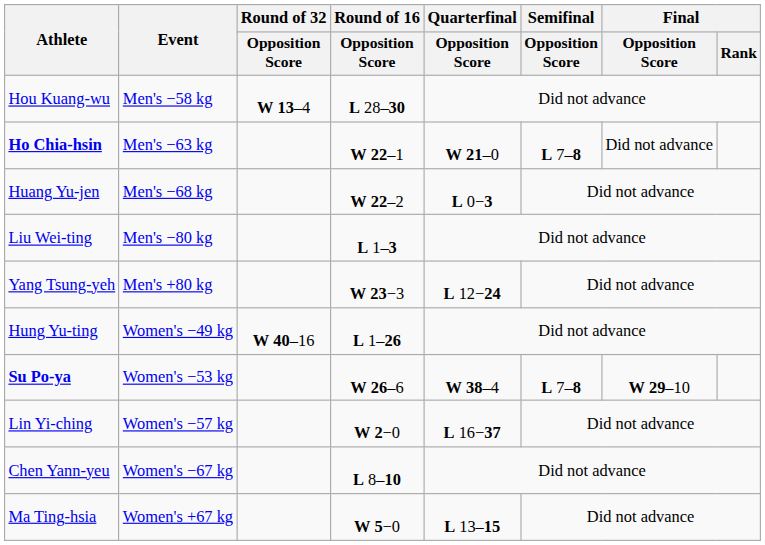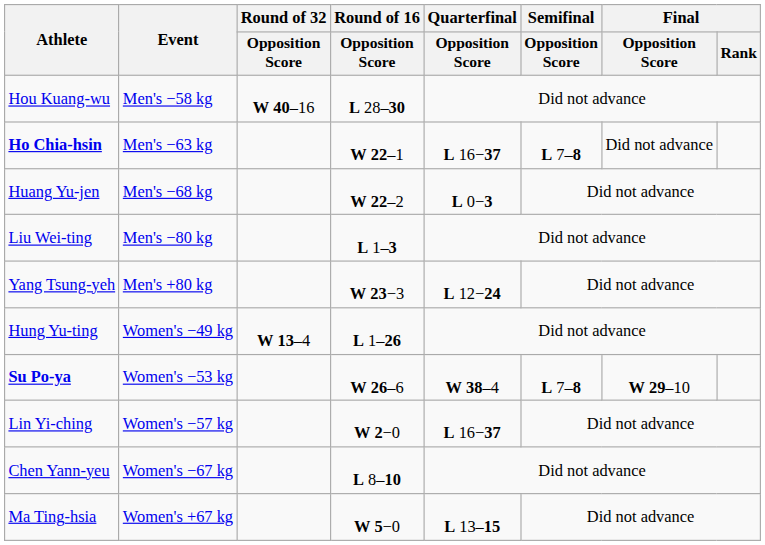(284, 108) W 13–4 -> (284, 108) W 40–16
(472, 155) W 21–0 -> (472, 155) L 16−37
(284, 341) W 40–16 -> (284, 341) W 13–4
